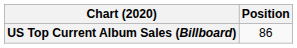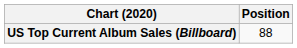(266, 33) 86 -> (266, 33) 88
